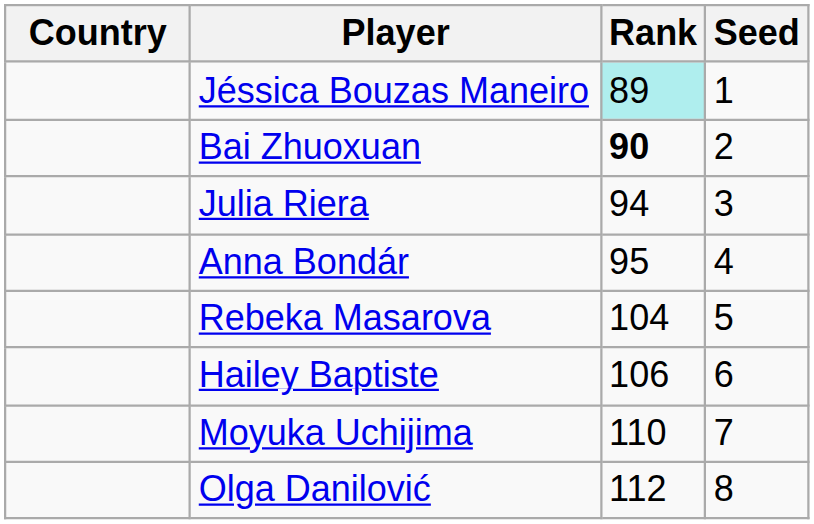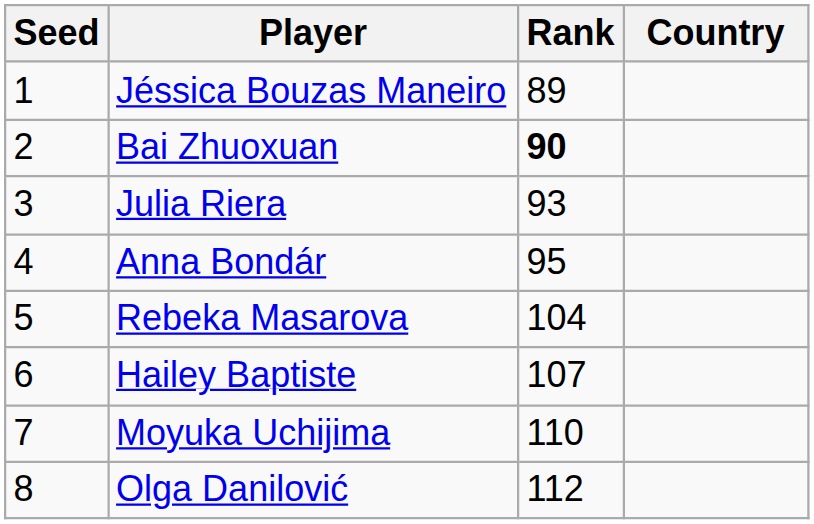columns swapped: (98, 33) <-> (757, 33)
(629, 90) paleturquoise background -> (546, 90) no background
(629, 204) 94 -> (546, 204) 93
(639, 375) 106 -> (556, 375) 107
